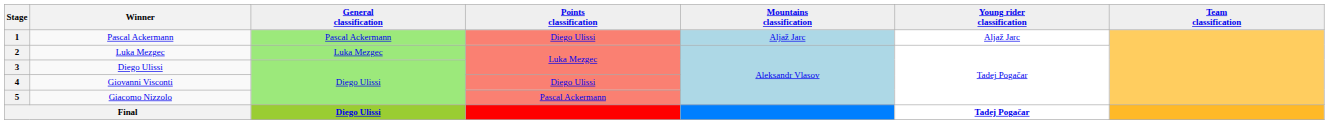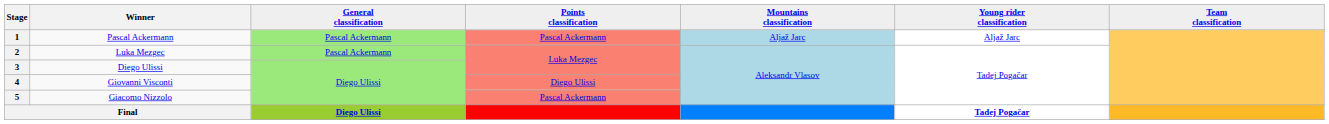(573, 37) Diego Ulissi -> (573, 37) Pascal Ackermann
(358, 52) Luka Mezgec -> (358, 52) Pascal Ackermann
